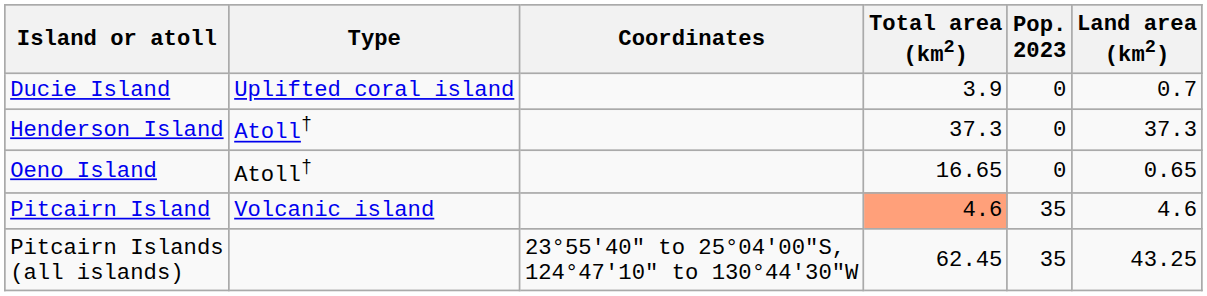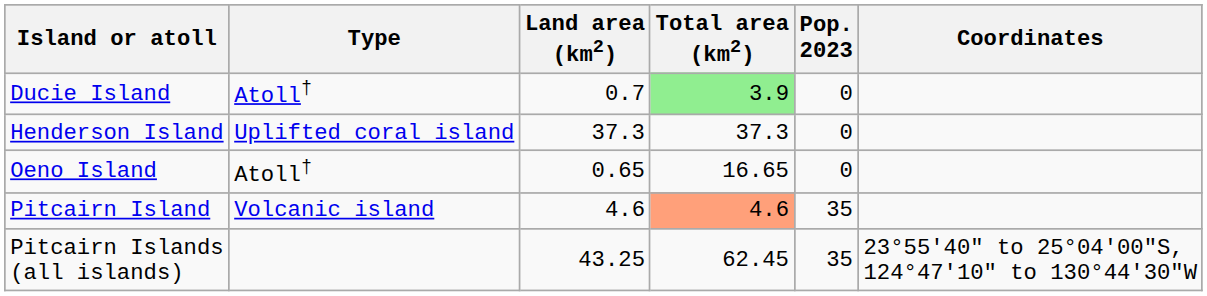columns swapped: (1137, 39) <-> (692, 39)
(374, 91) Uplifted coral island -> (273, 93) Atoll†
(982, 91) no background -> (769, 93) lightgreen background
(273, 130) Atoll† -> (374, 132) Uplifted coral island
